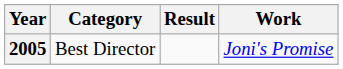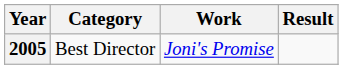columns swapped: (278, 19) <-> (189, 19)
